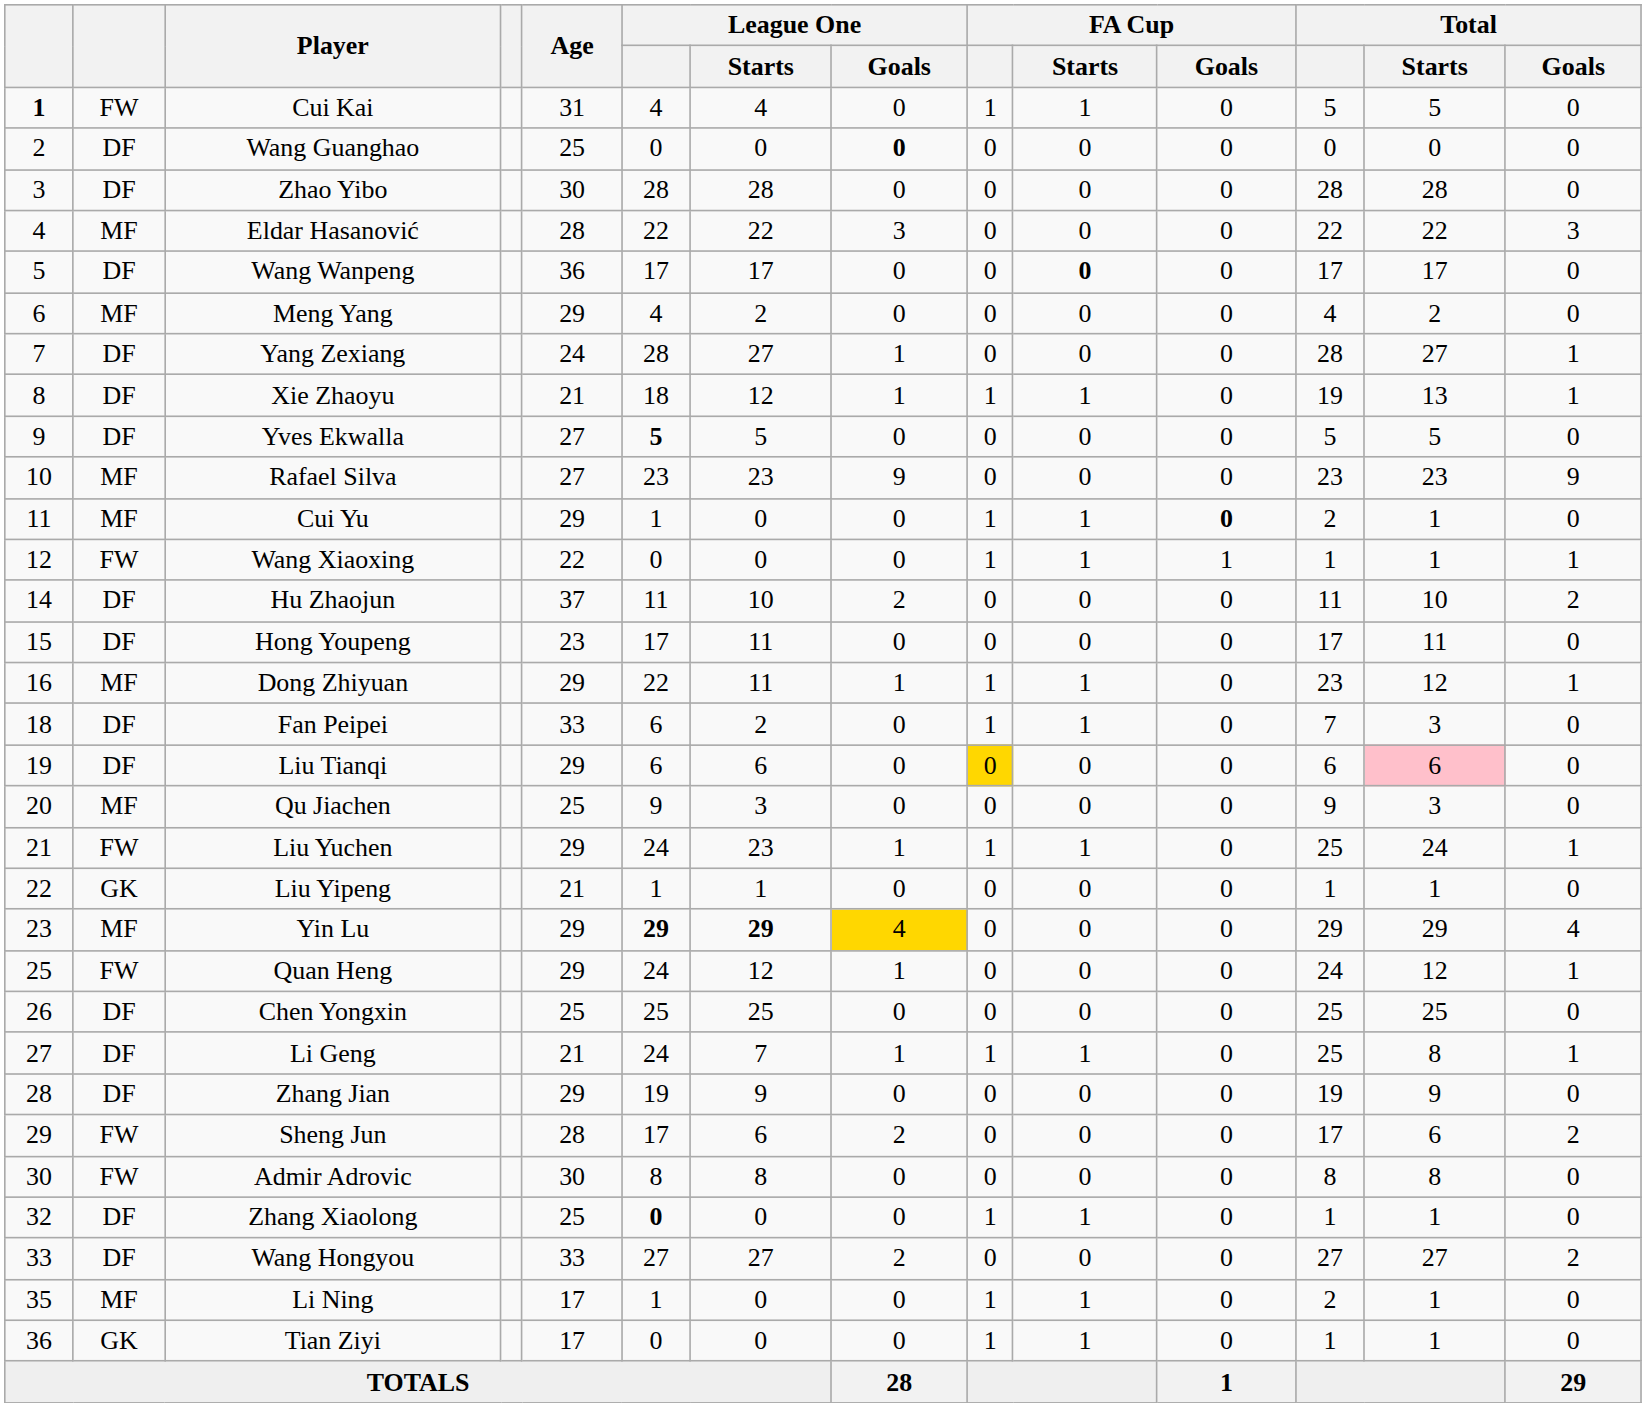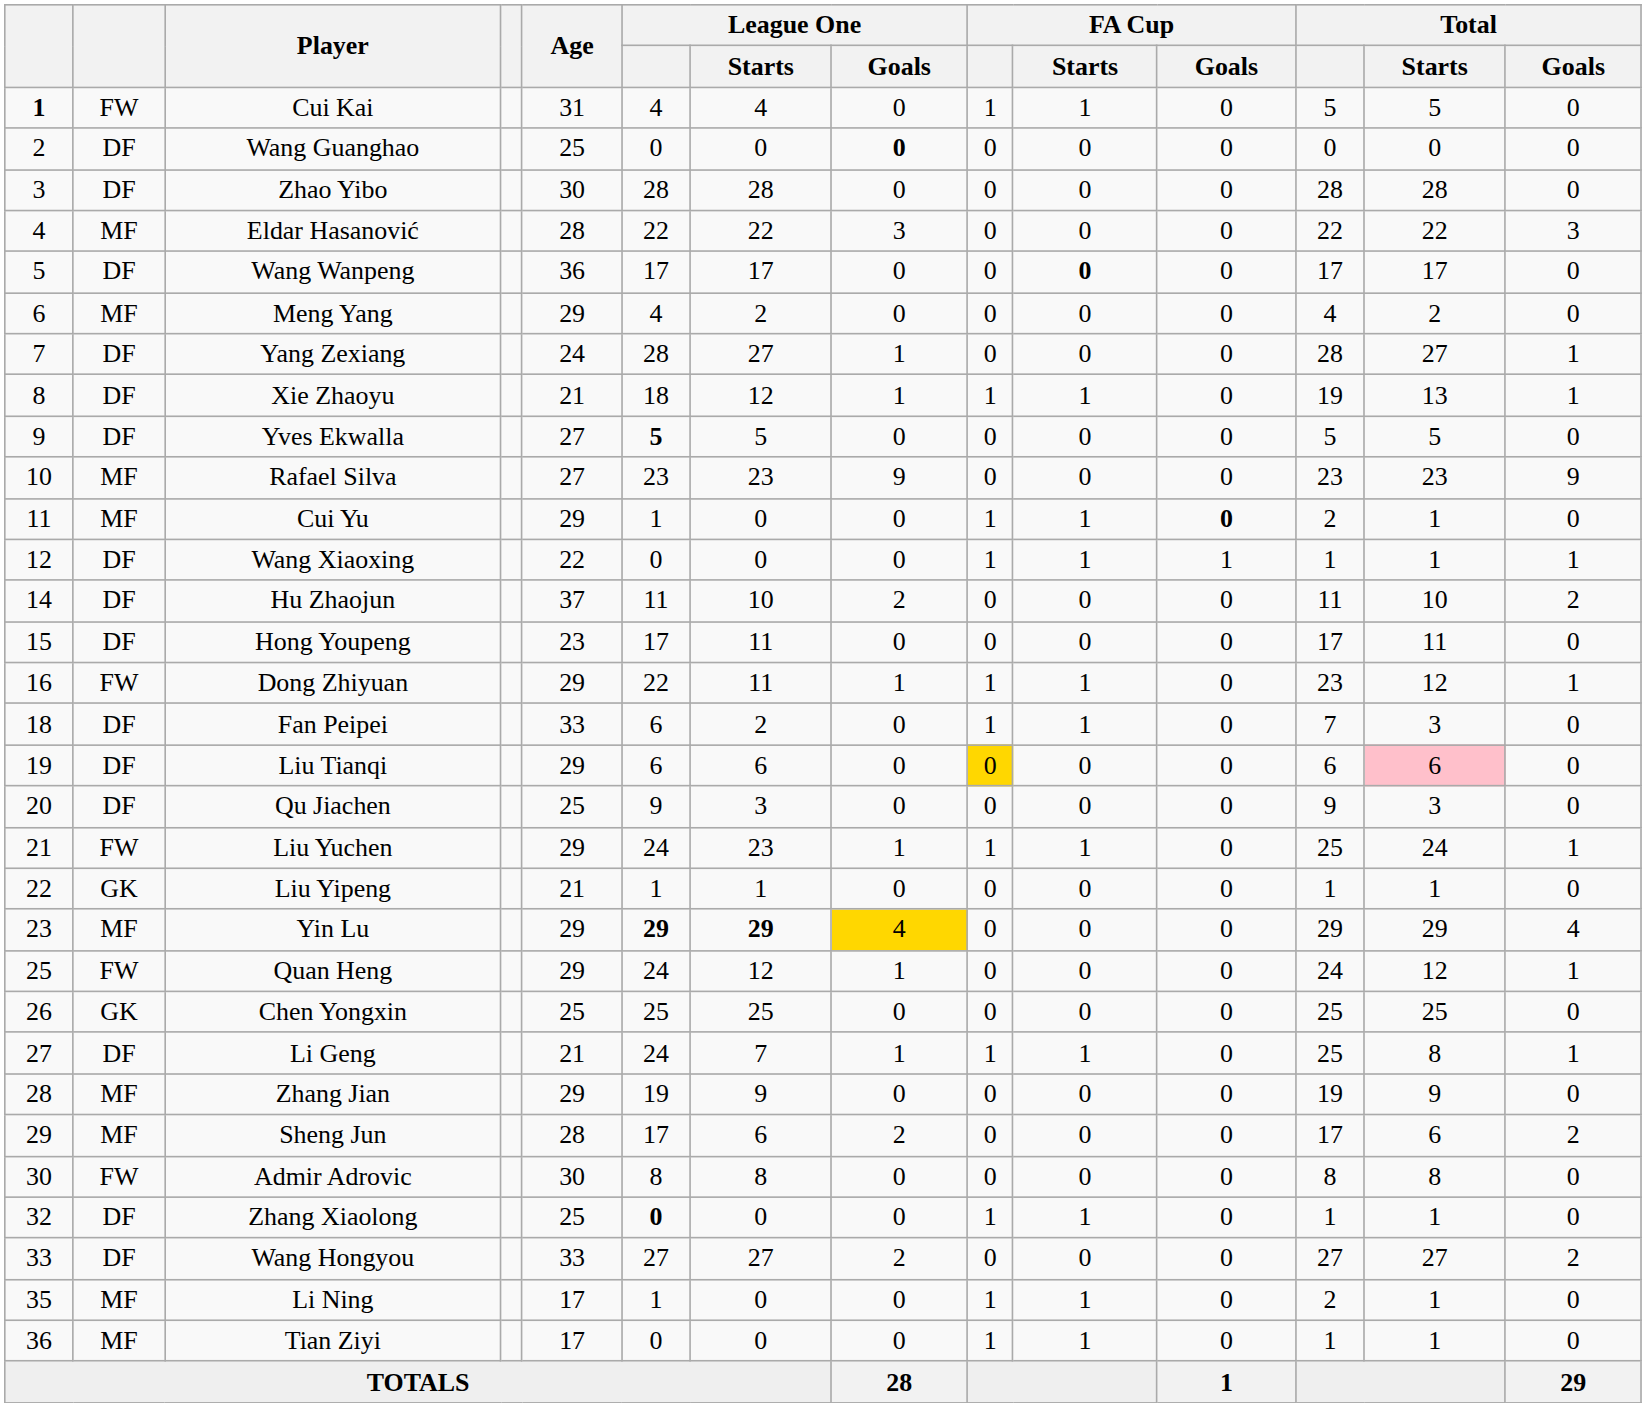(119, 559) FW -> (119, 559) DF
(119, 682) MF -> (119, 682) FW
(119, 806) MF -> (119, 806) DF
(119, 1011) DF -> (119, 1011) GK
(119, 1093) DF -> (119, 1093) MF
(119, 1134) FW -> (119, 1134) MF
(119, 1340) GK -> (119, 1340) MF
